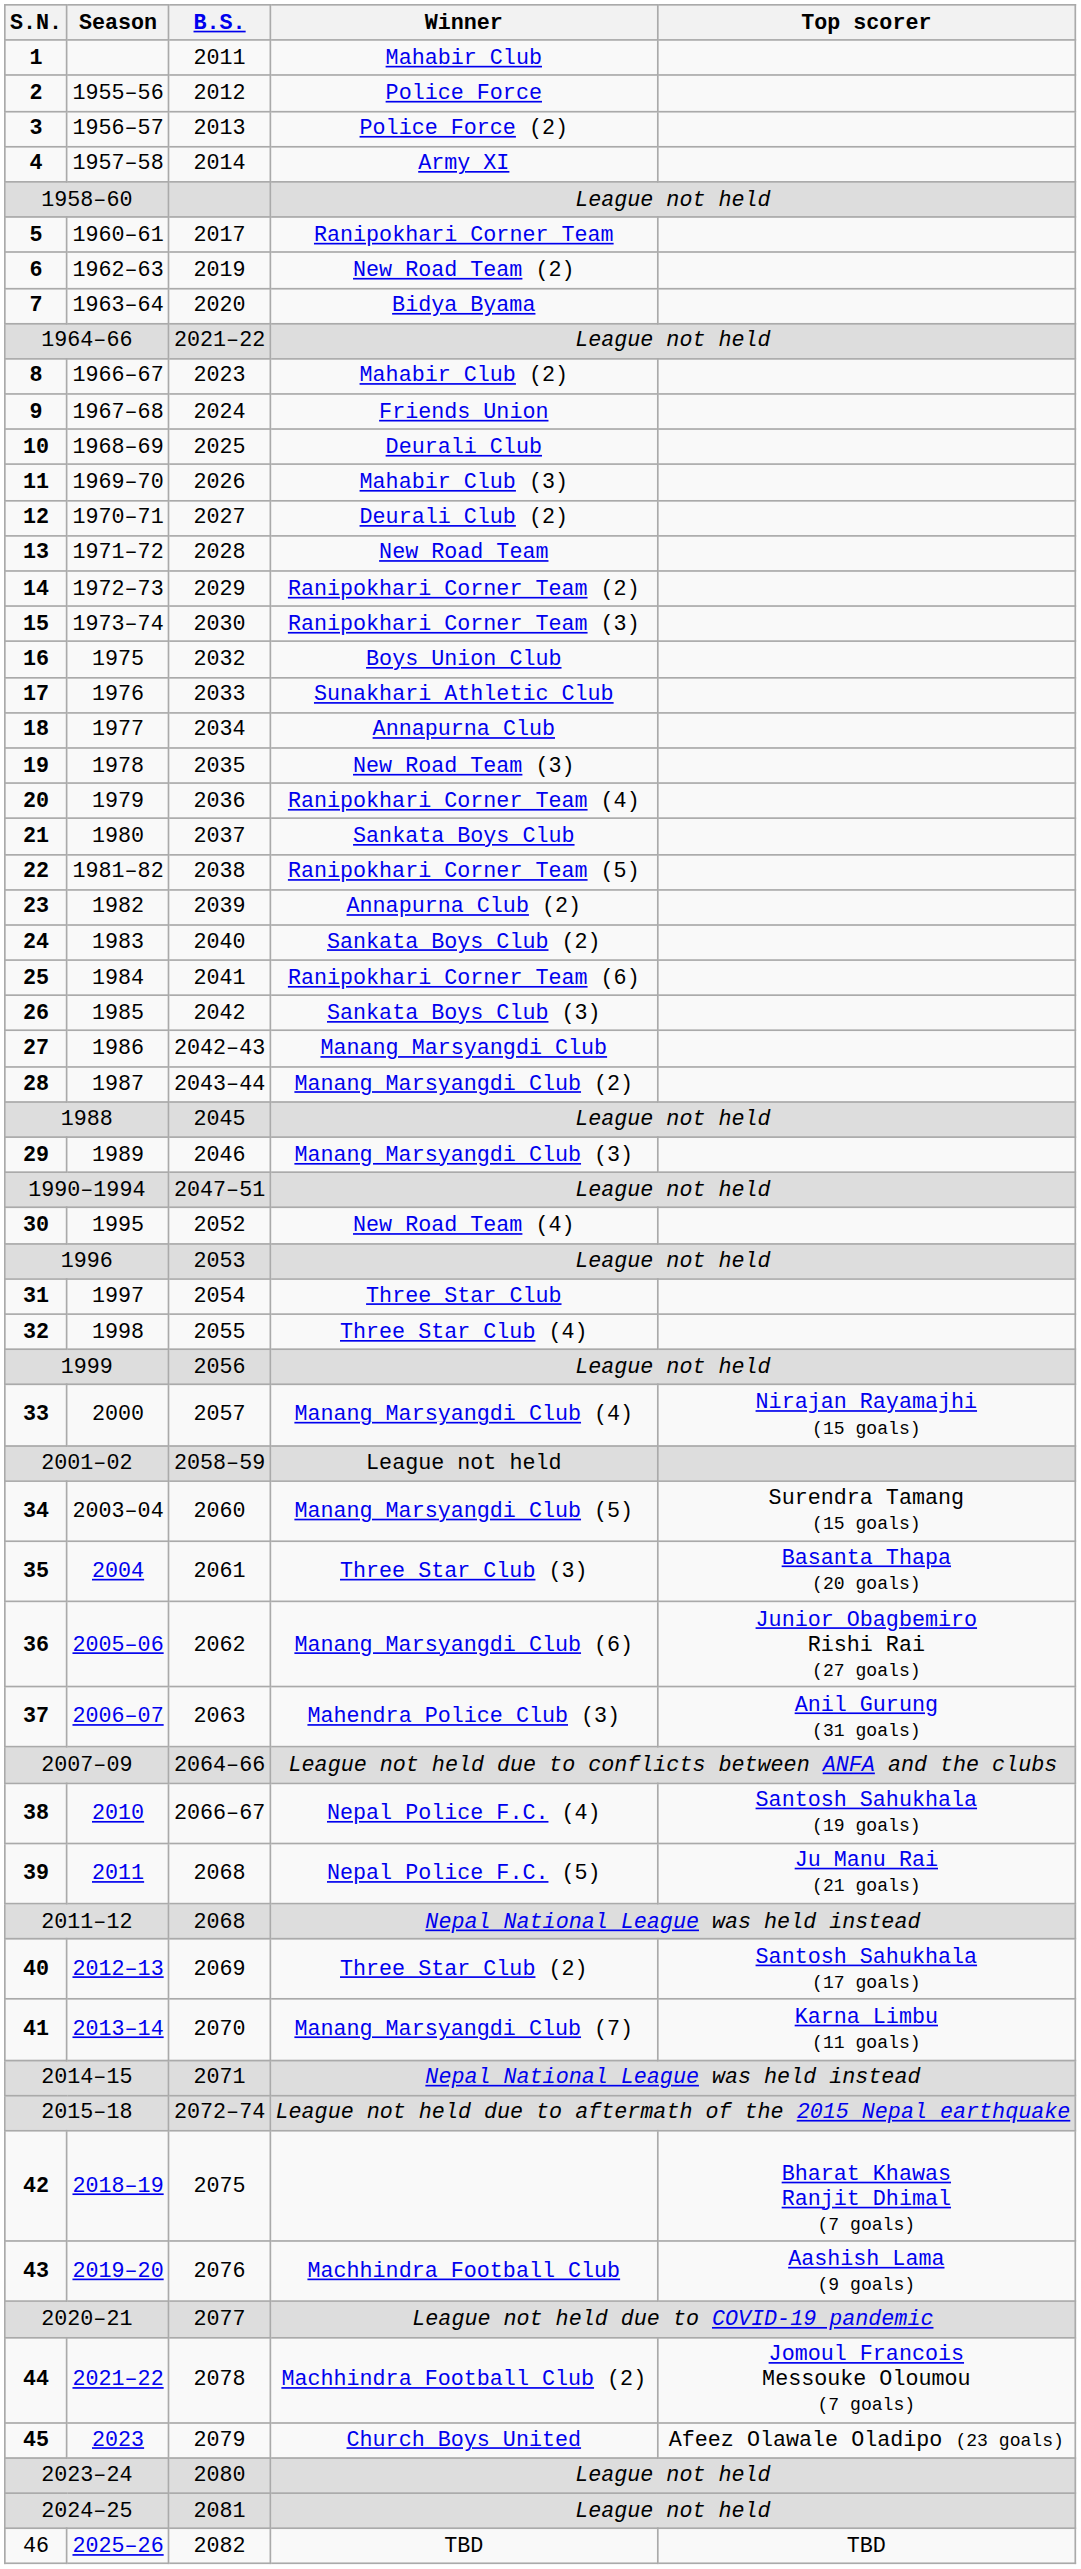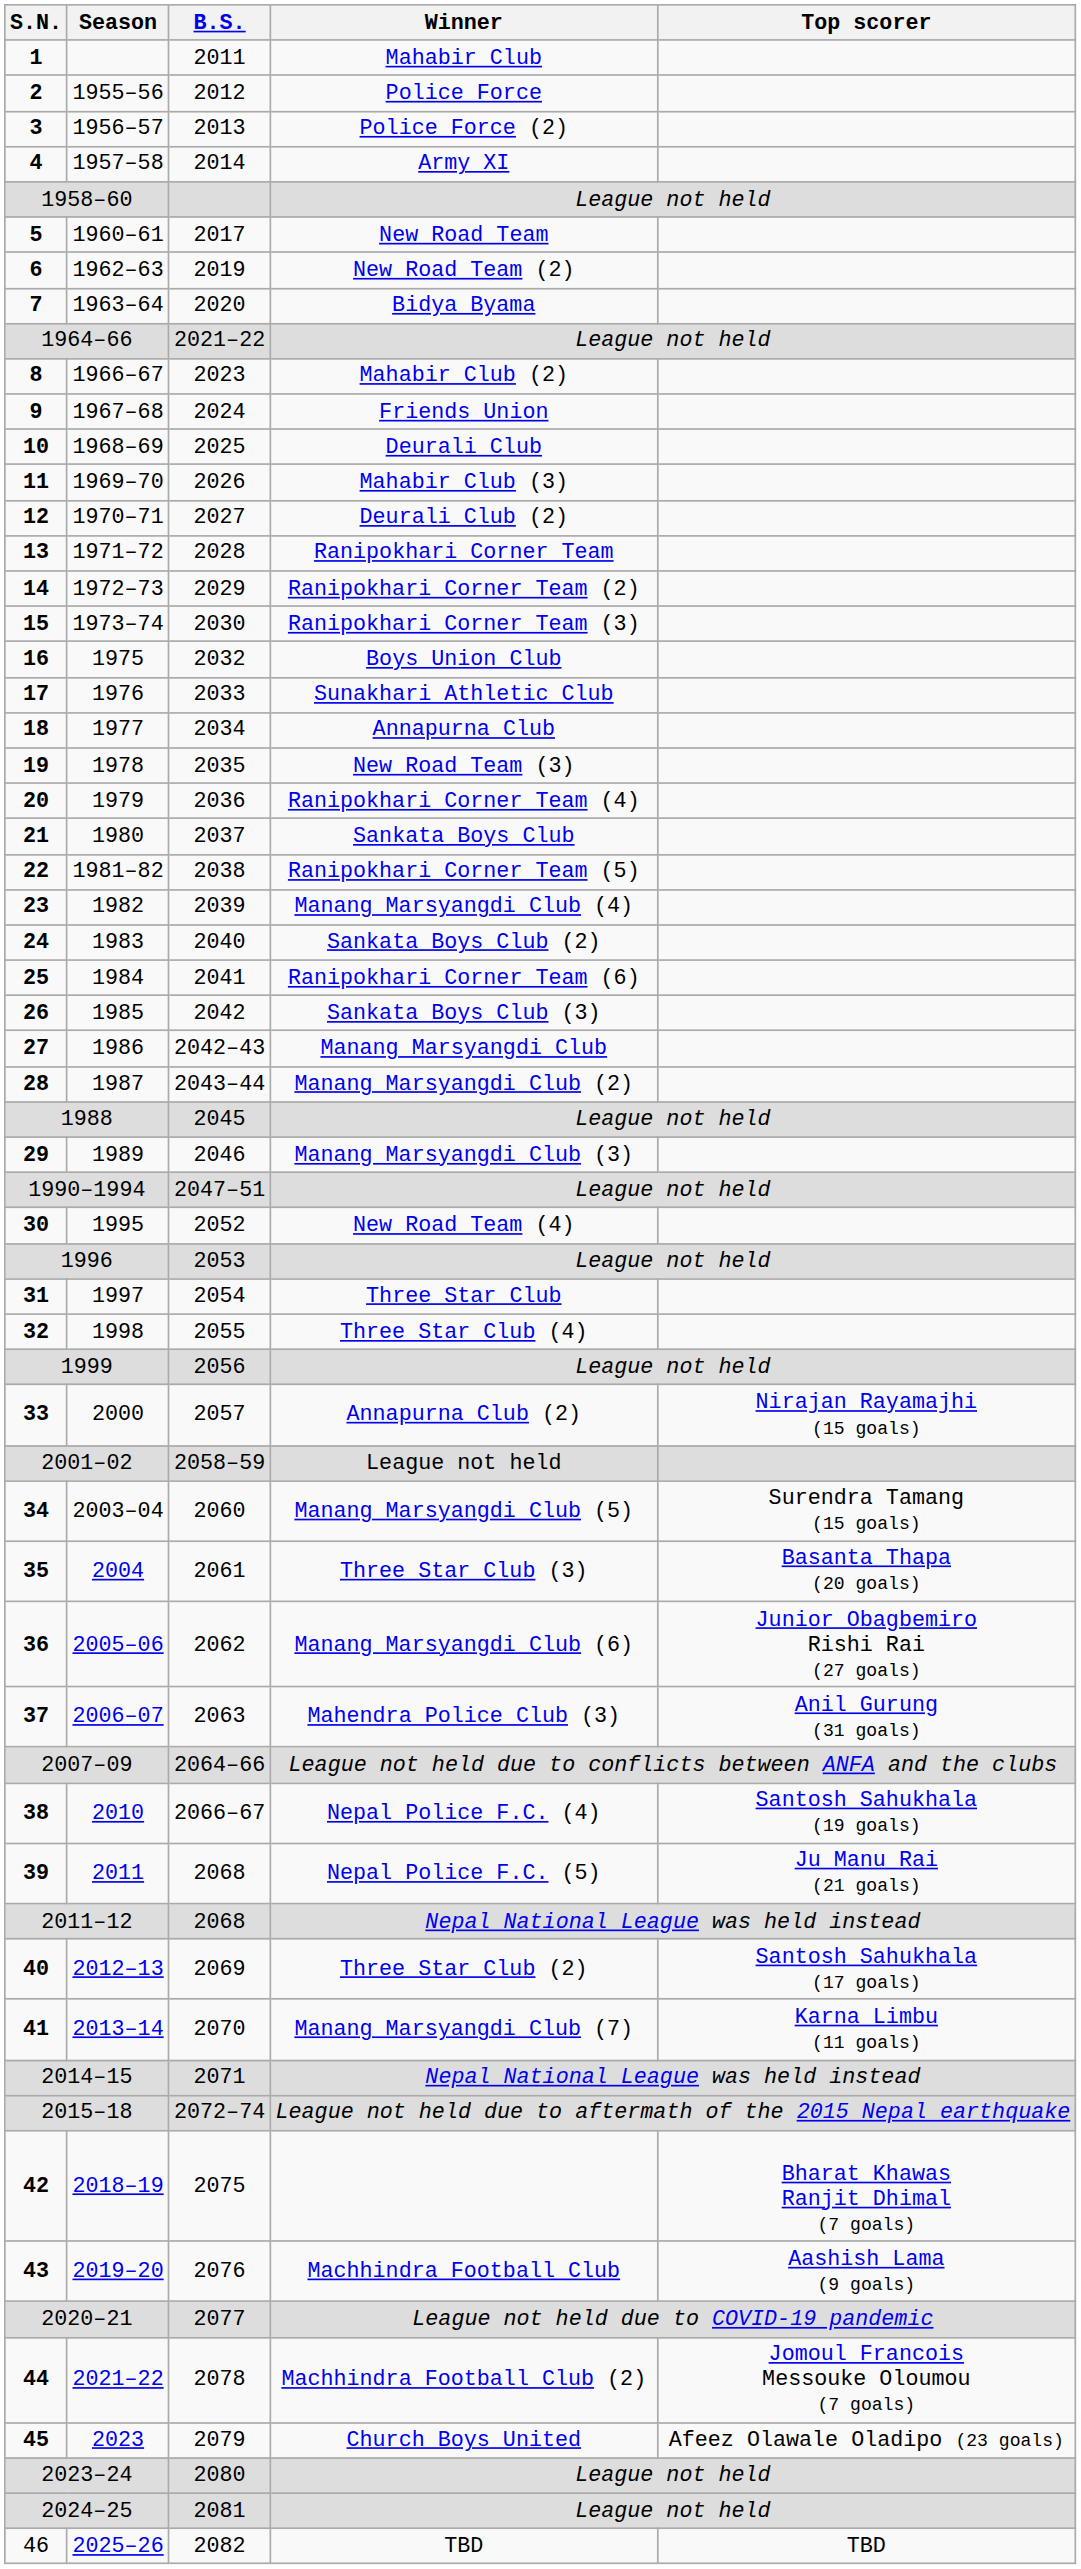(464, 235) Ranipokhari Corner Team -> (464, 235) New Road Team
(464, 553) New Road Team -> (464, 553) Ranipokhari Corner Team
(464, 907) Annapurna Club (2) -> (464, 907) Manang Marsyangdi Club (4)
(464, 1415) Manang Marsyangdi Club (4) -> (464, 1415) Annapurna Club (2)
